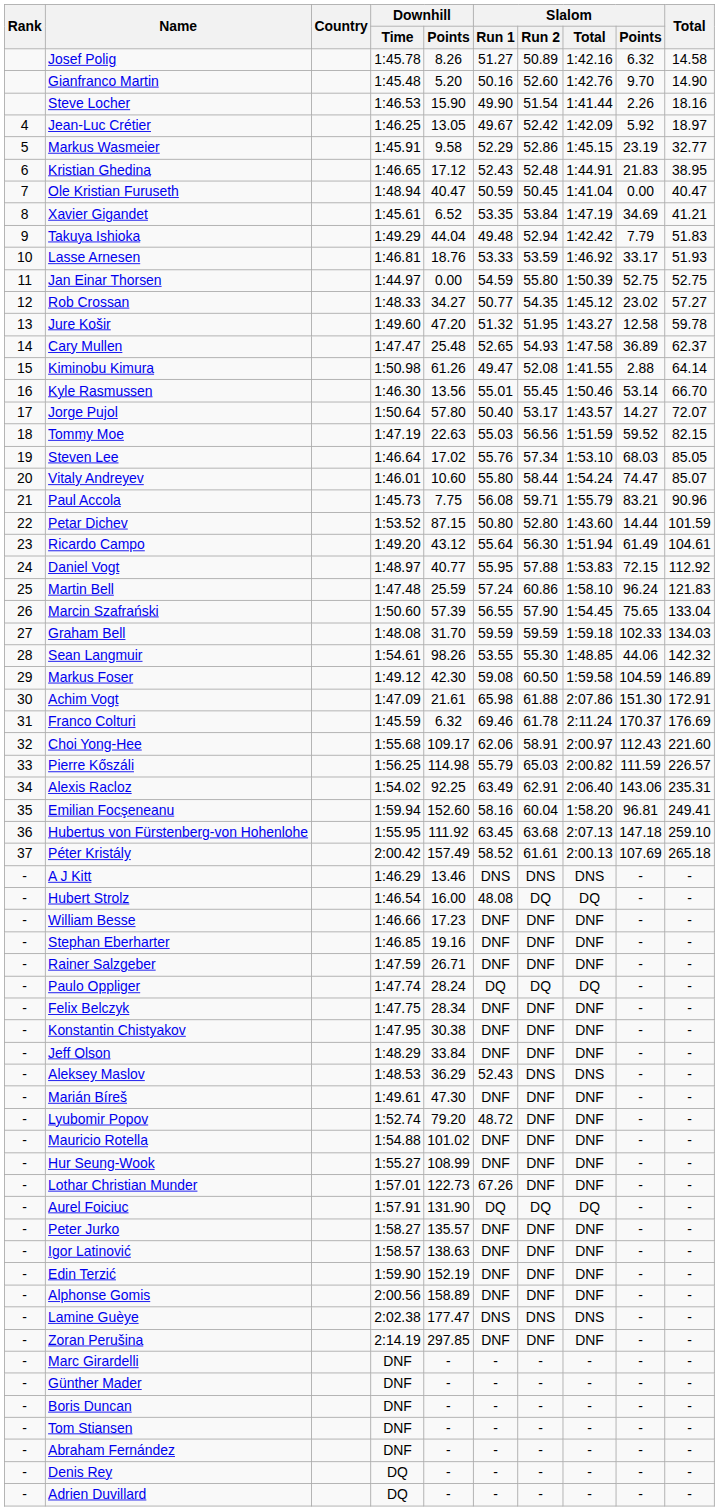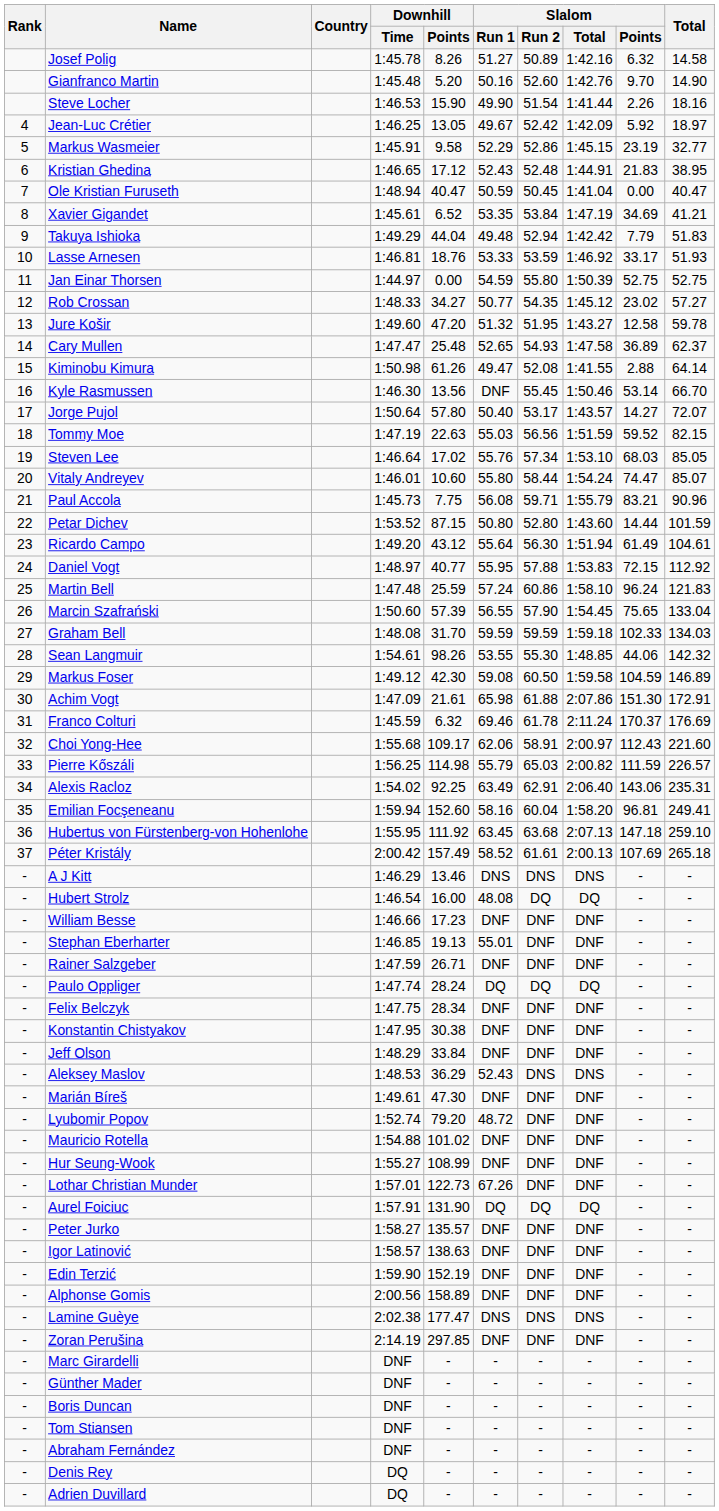(495, 390) 55.01 -> (495, 390) DNF
(448, 942) 19.16 -> (448, 942) 19.13
(495, 942) DNF -> (495, 942) 55.01
